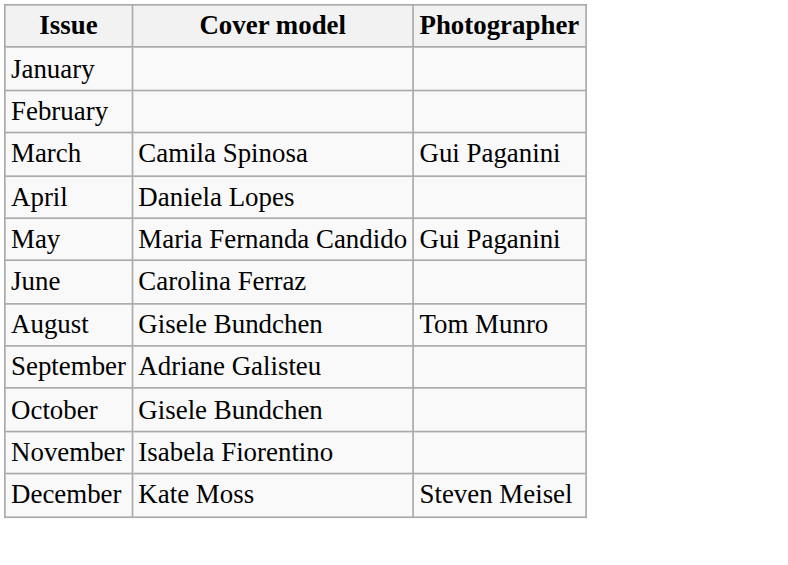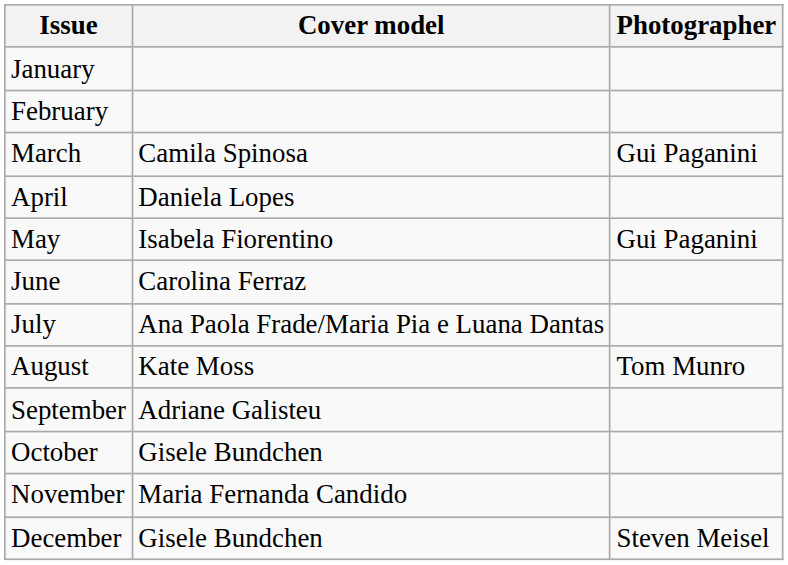(273, 238) Maria Fernanda Candido -> (236, 238) Isabela Fiorentino
+ row: (33, 324)
(231, 324) Gisele Bundchen -> (196, 366) Kate Moss
(236, 452) Isabela Fiorentino -> (273, 494) Maria Fernanda Candido
(196, 494) Kate Moss -> (231, 537) Gisele Bundchen
